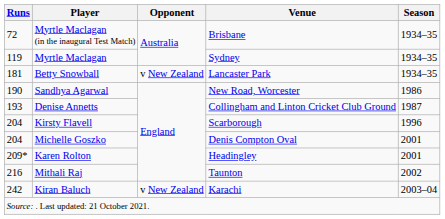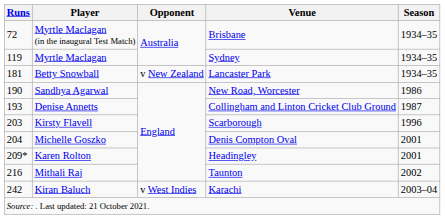(15, 123) 204 -> (15, 123) 203
(172, 189) v New Zealand -> (168, 189) v West Indies
